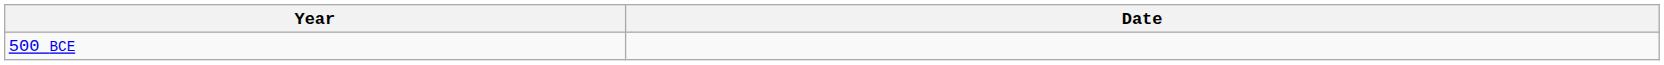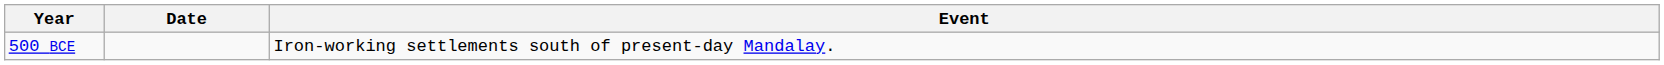+ column: (964, 19)
